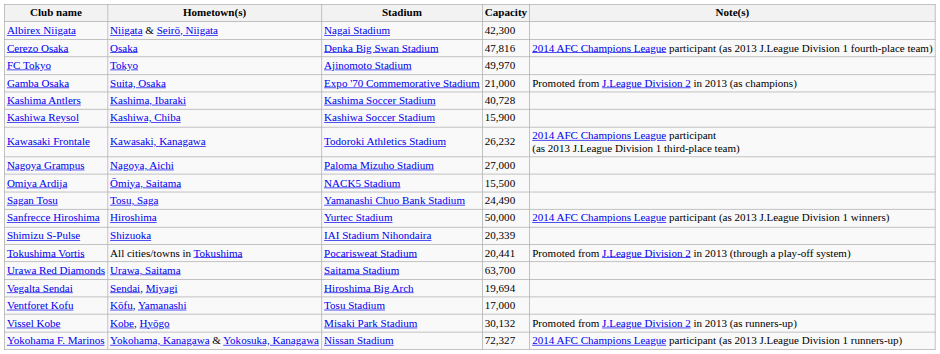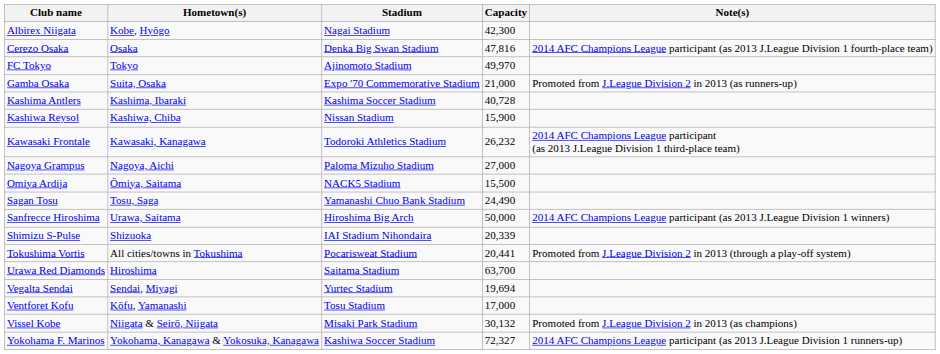(164, 30) Niigata & Seirō, Niigata -> (140, 30) Kobe, Hyōgo
(665, 83) Promoted from J.League Division 2 in 2013 (as champions) -> (665, 83) Promoted from J.League Division 2 in 2013 (as runners-up)
(380, 118) Kashiwa Soccer Stadium -> (359, 118) Nissan Stadium
(133, 218) Hiroshima -> (145, 218) Urawa, Saitama
(358, 218) Yurtec Stadium -> (369, 218) Hiroshima Big Arch
(145, 270) Urawa, Saitama -> (133, 270) Hiroshima
(369, 288) Hiroshima Big Arch -> (358, 288) Yurtec Stadium
(140, 323) Kobe, Hyōgo -> (164, 323) Niigata & Seirō, Niigata
(665, 323) Promoted from J.League Division 2 in 2013 (as runners-up) -> (665, 323) Promoted from J.League Division 2 in 2013 (as champions)
(359, 340) Nissan Stadium -> (380, 340) Kashiwa Soccer Stadium
